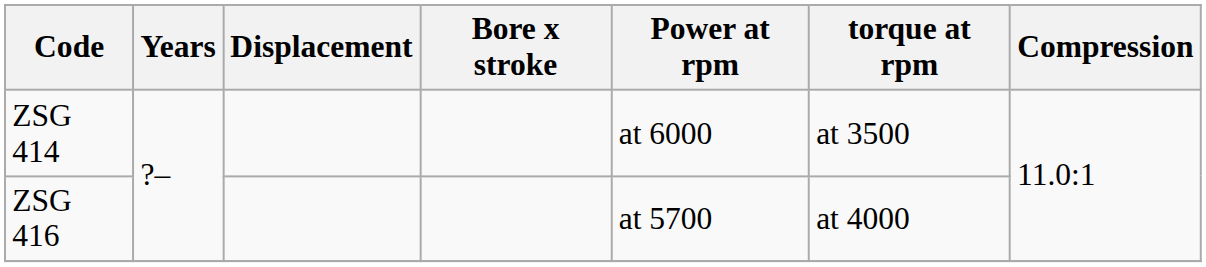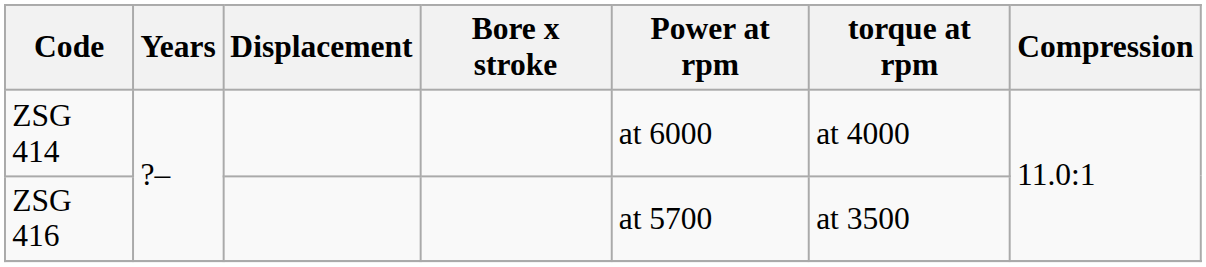(863, 132) at 3500 -> (863, 132) at 4000
(863, 218) at 4000 -> (863, 218) at 3500
